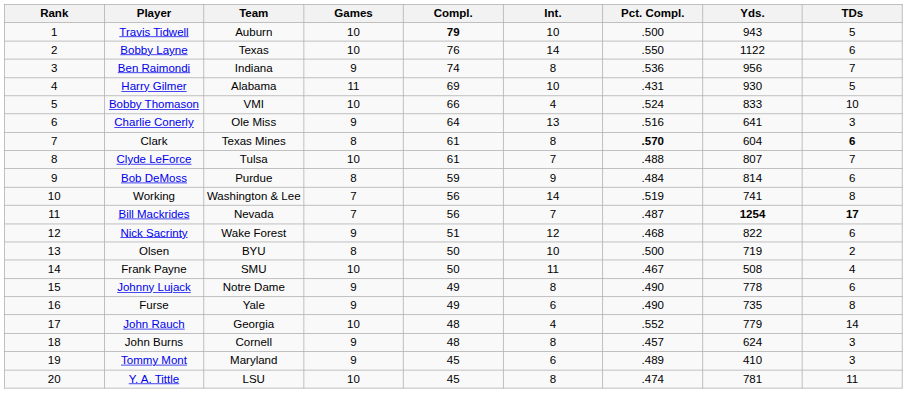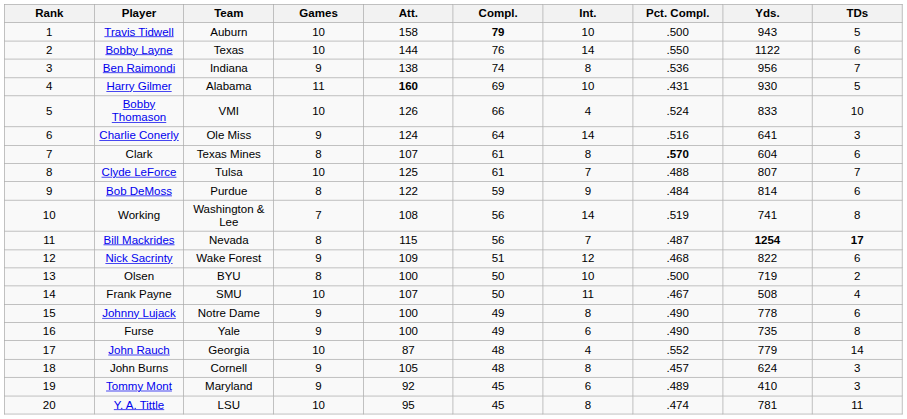+ column: (408, 13)
(553, 123) 13 -> (588, 136) 14
(852, 141) bold -> (857, 154) normal
(353, 214) 7 -> (319, 240) 8
